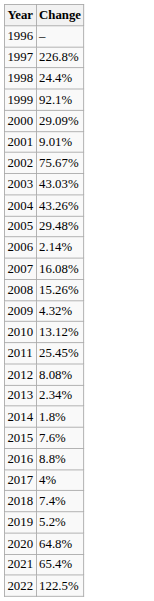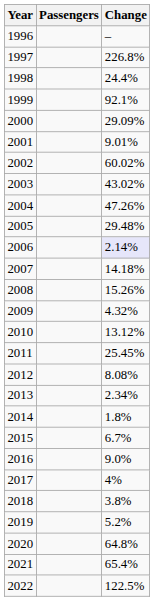+ column: (69, 15)
(59, 163) 75.67% -> (125, 163) 60.02%
(59, 184) 43.03% -> (125, 184) 43.02%
(59, 205) 43.26% -> (125, 205) 47.26%
(56, 247) no background -> (121, 247) lavender background
(59, 269) 16.08% -> (125, 269) 14.18%
(52, 438) 7.6% -> (118, 438) 6.7%
(52, 459) 8.8% -> (118, 459) 9.0%
(52, 501) 7.4% -> (118, 501) 3.8%
